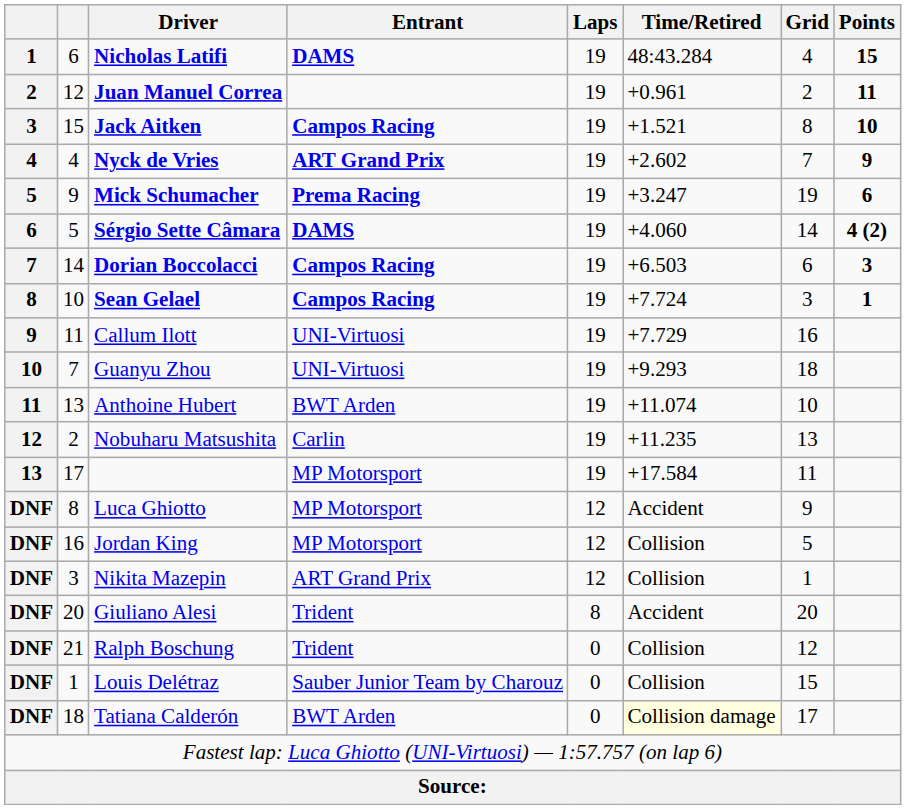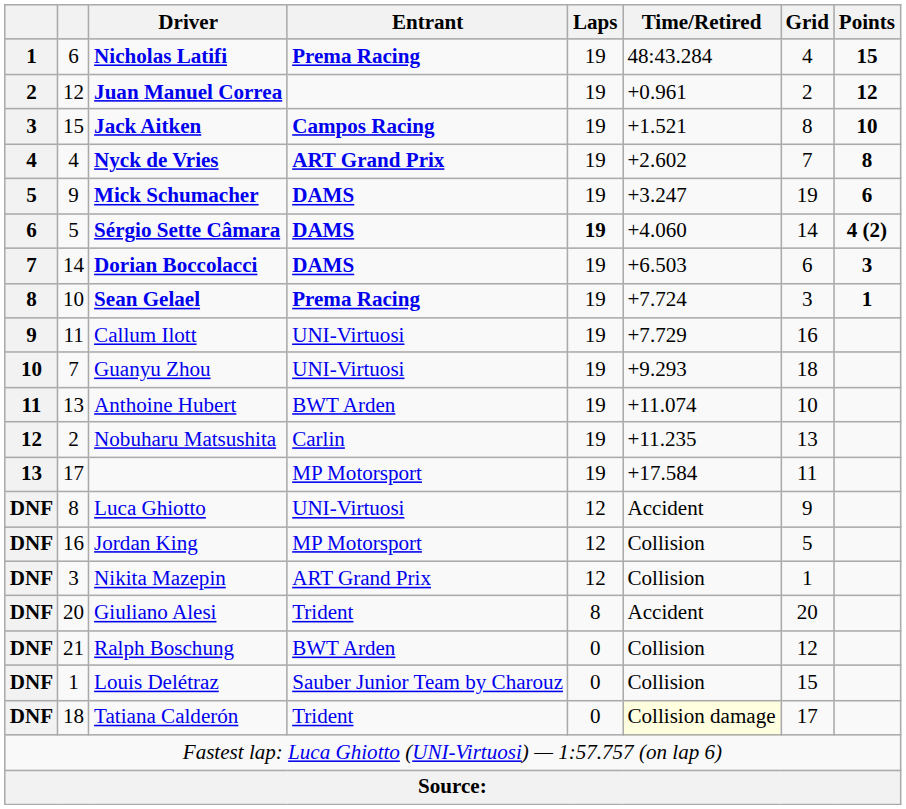(323, 56) DAMS -> (356, 56) Prema Racing
(867, 91) 11 -> (867, 91) 12
(867, 160) 9 -> (867, 160) 8
(356, 195) Prema Racing -> (323, 195) DAMS
(595, 230) normal -> (595, 230) bold
(363, 264) Campos Racing -> (323, 264) DAMS
(363, 299) Campos Racing -> (356, 299) Prema Racing
(357, 508) MP Motorsport -> (348, 508) UNI-Virtuosi
(323, 647) Trident -> (344, 647) BWT Arden
(344, 717) BWT Arden -> (323, 717) Trident
